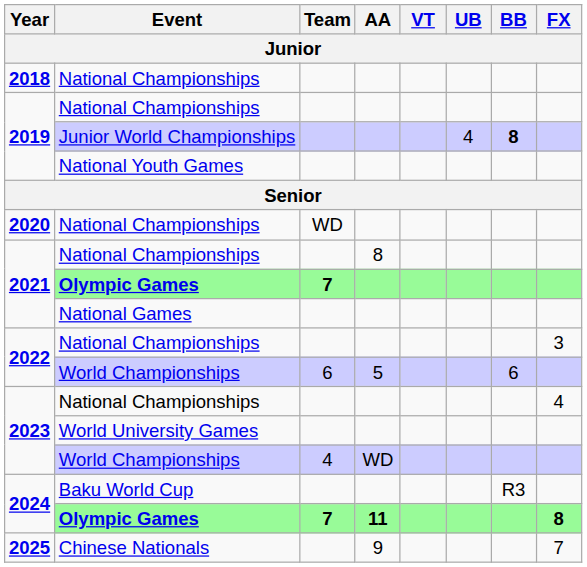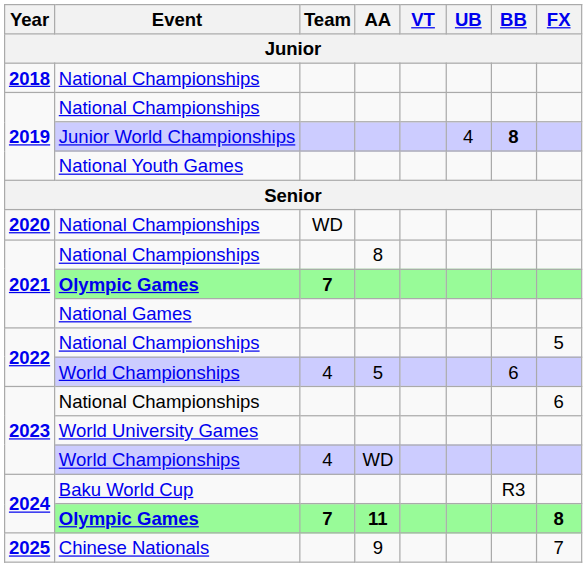(559, 342) 3 -> (559, 342) 5
(327, 372) 6 -> (327, 372) 4
(559, 401) 4 -> (559, 401) 6
